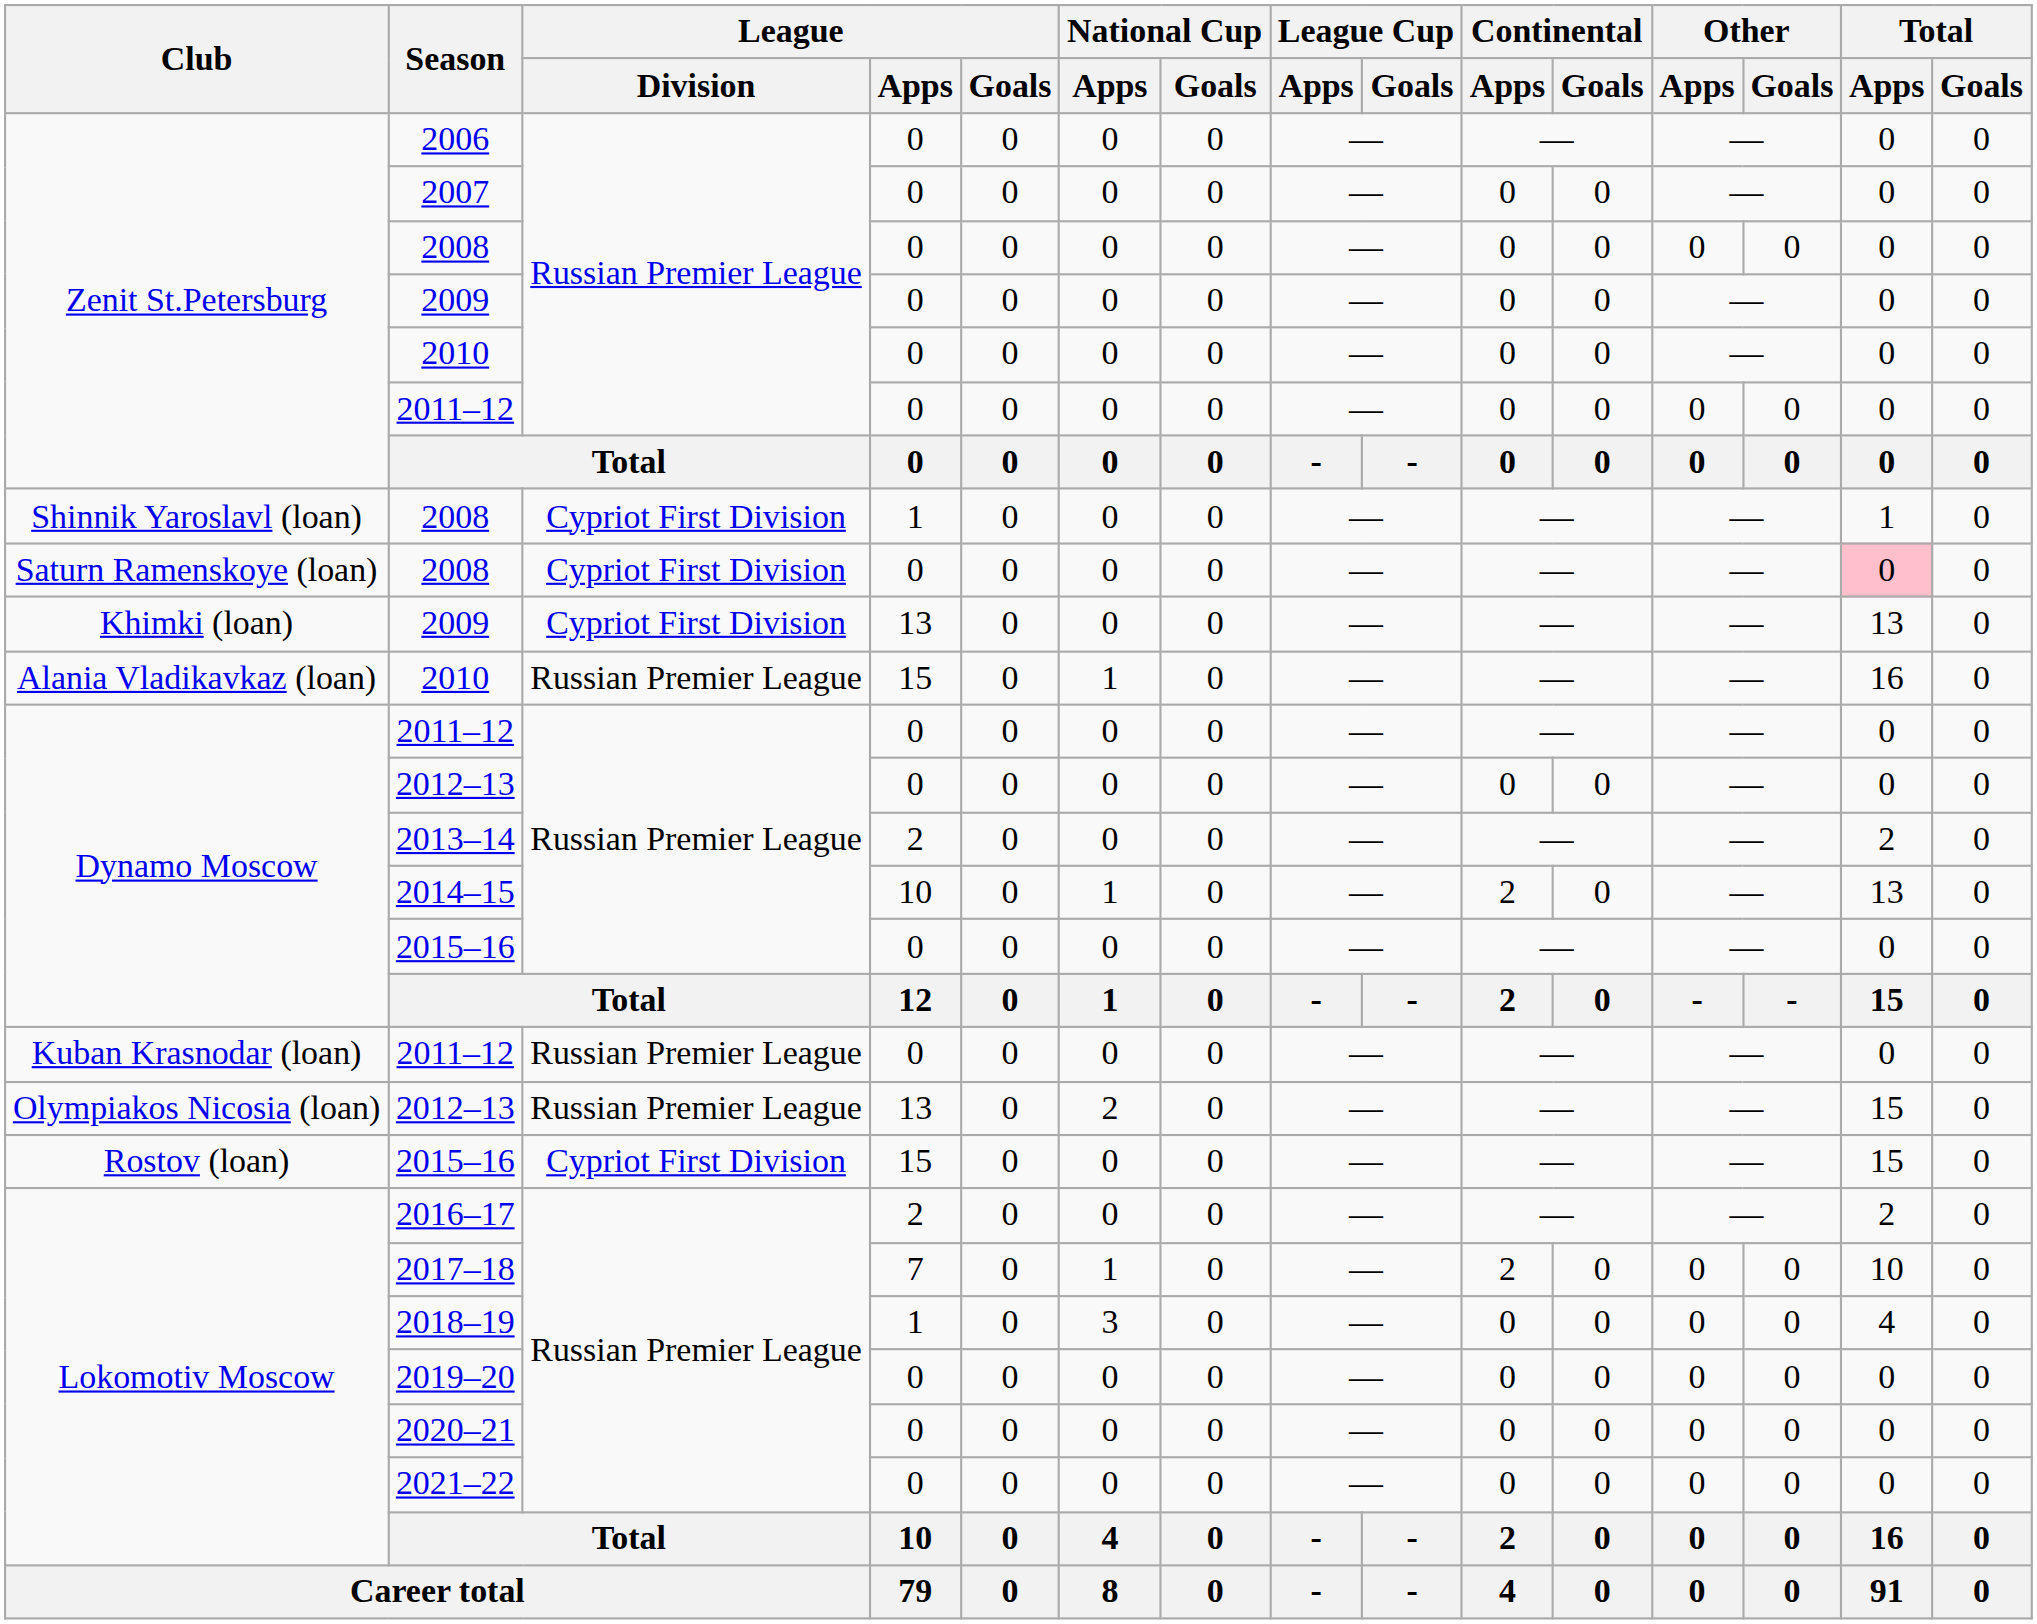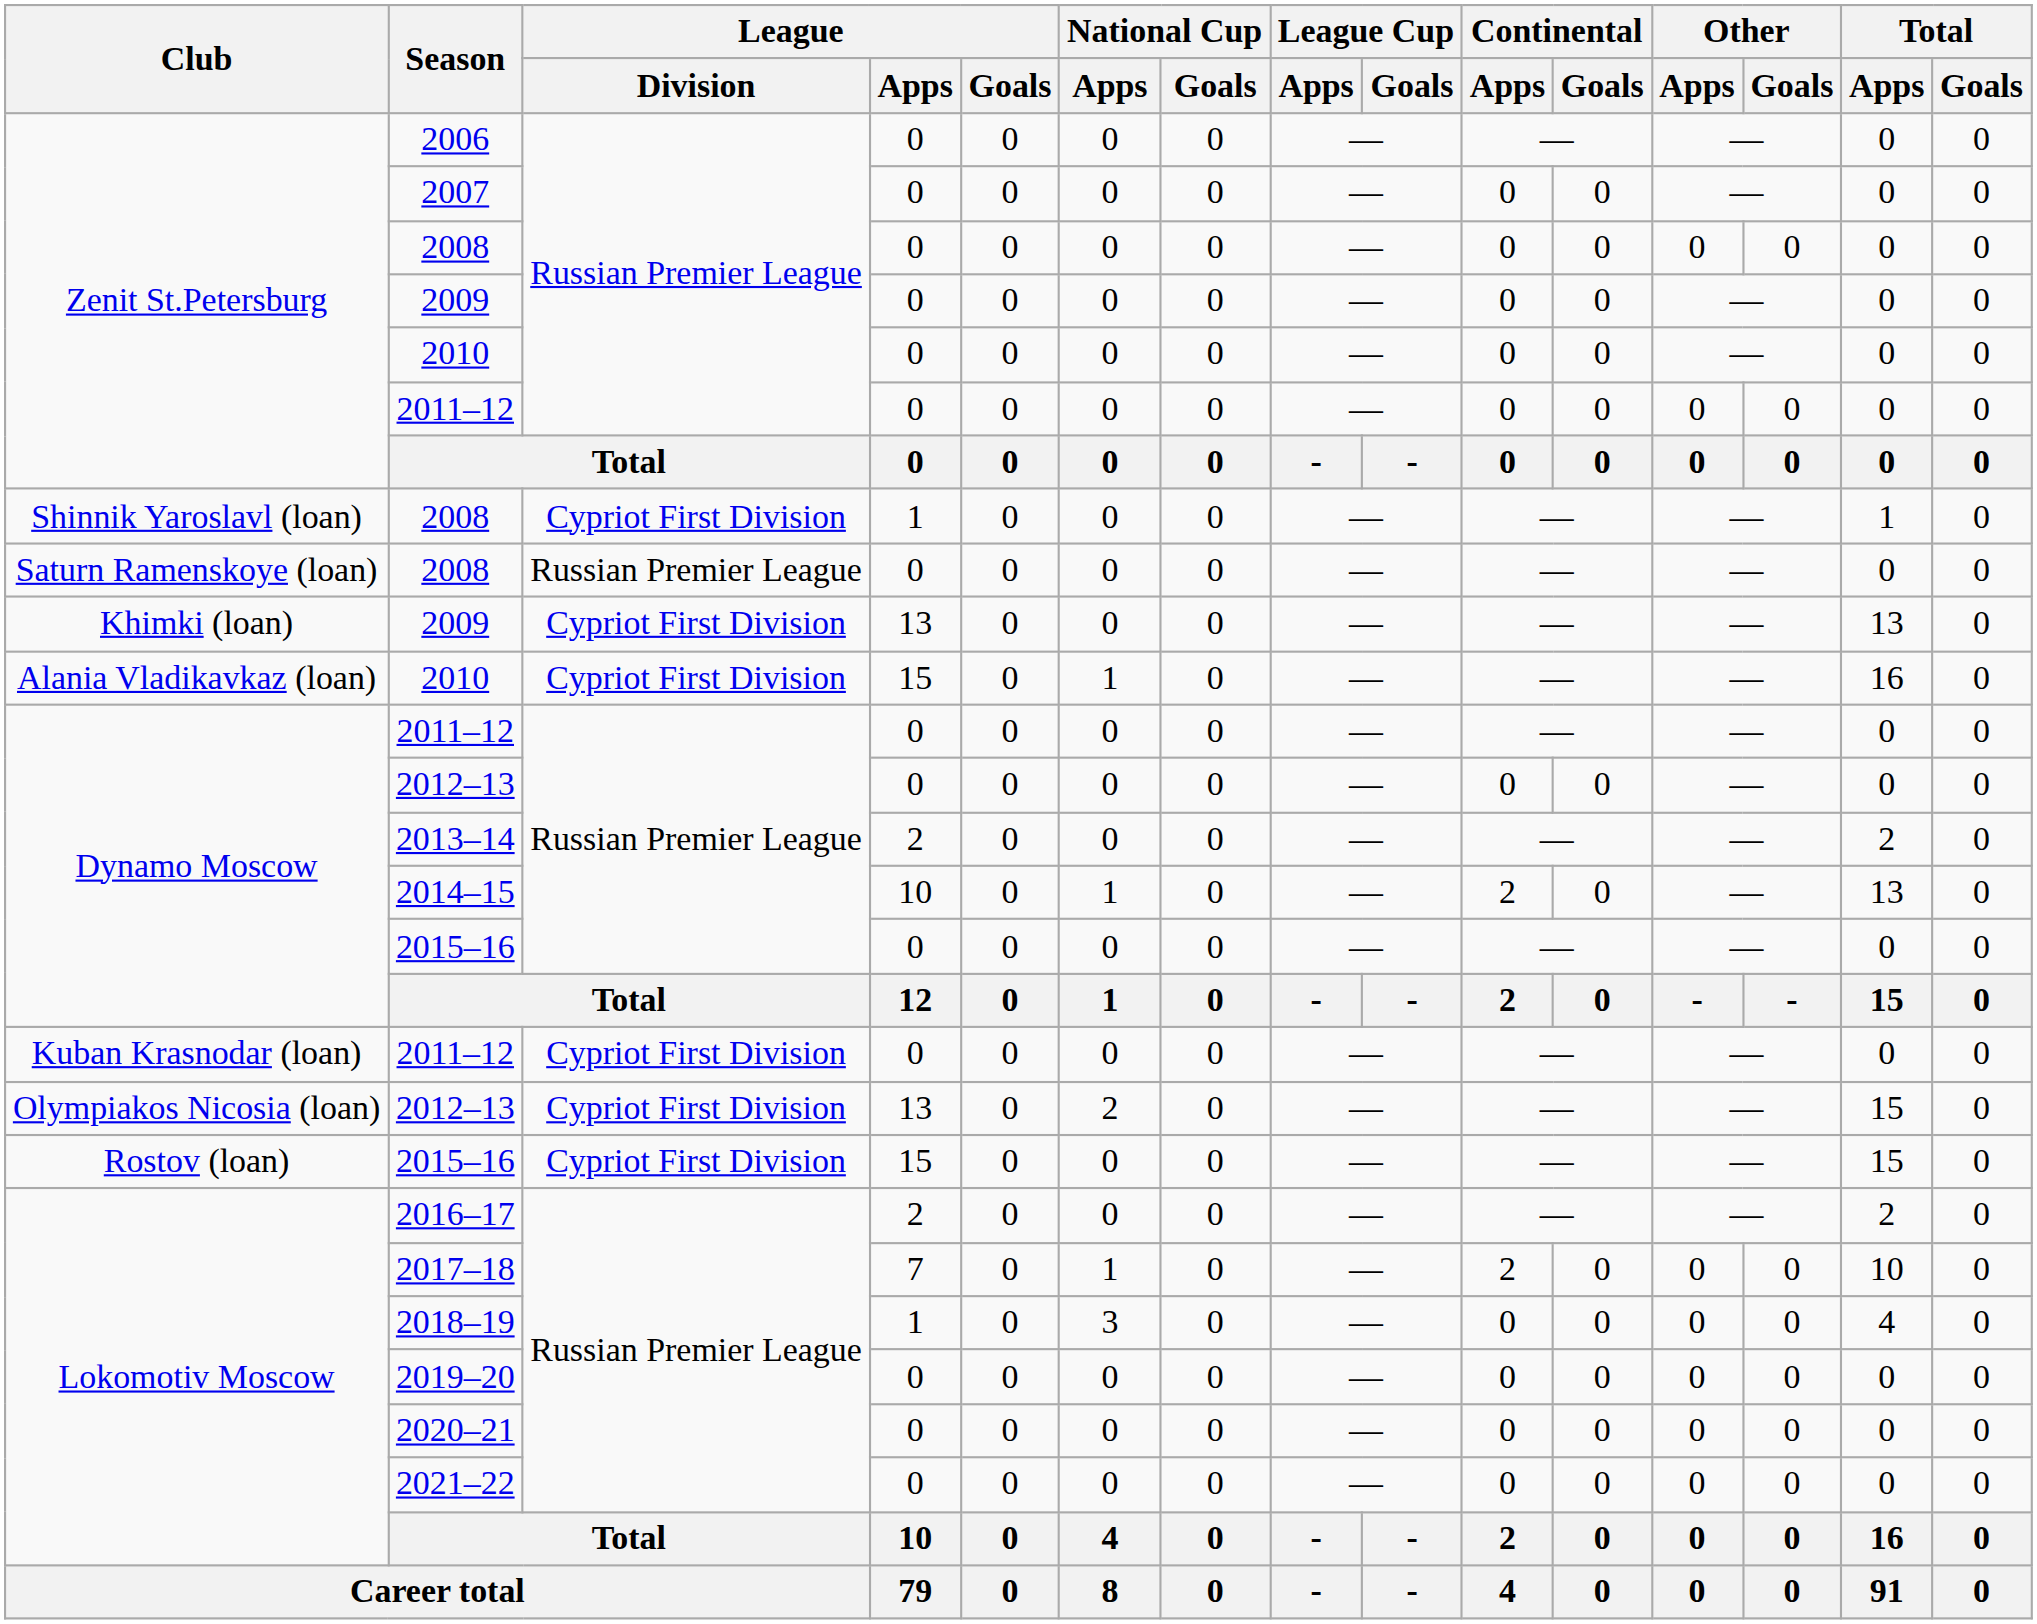(696, 569) Cypriot First Division -> (696, 569) Russian Premier League
(1887, 569) pink background -> (1887, 569) no background
(696, 676) Russian Premier League -> (696, 676) Cypriot First Division
(696, 1053) Russian Premier League -> (696, 1053) Cypriot First Division
(696, 1107) Russian Premier League -> (696, 1107) Cypriot First Division
